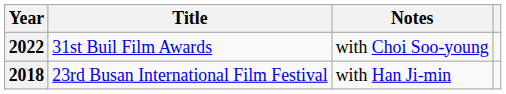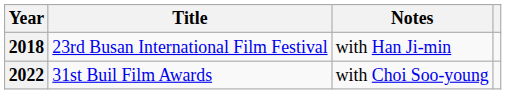rows swapped: (26, 74) <-> (26, 46)
